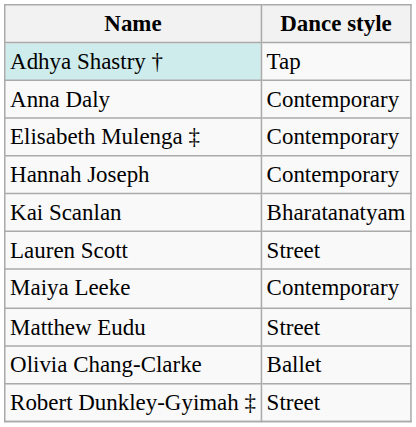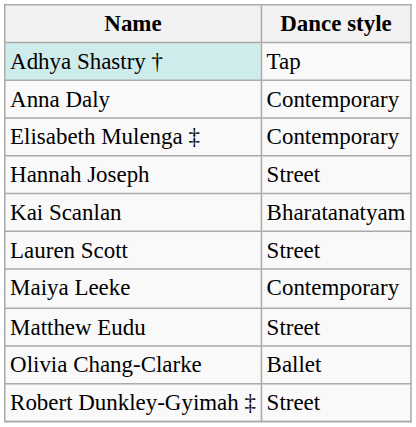(333, 174) Contemporary -> (293, 174) Street
